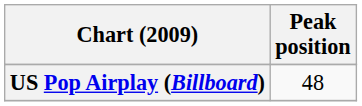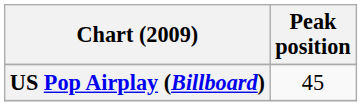(313, 82) 48 -> (313, 82) 45
